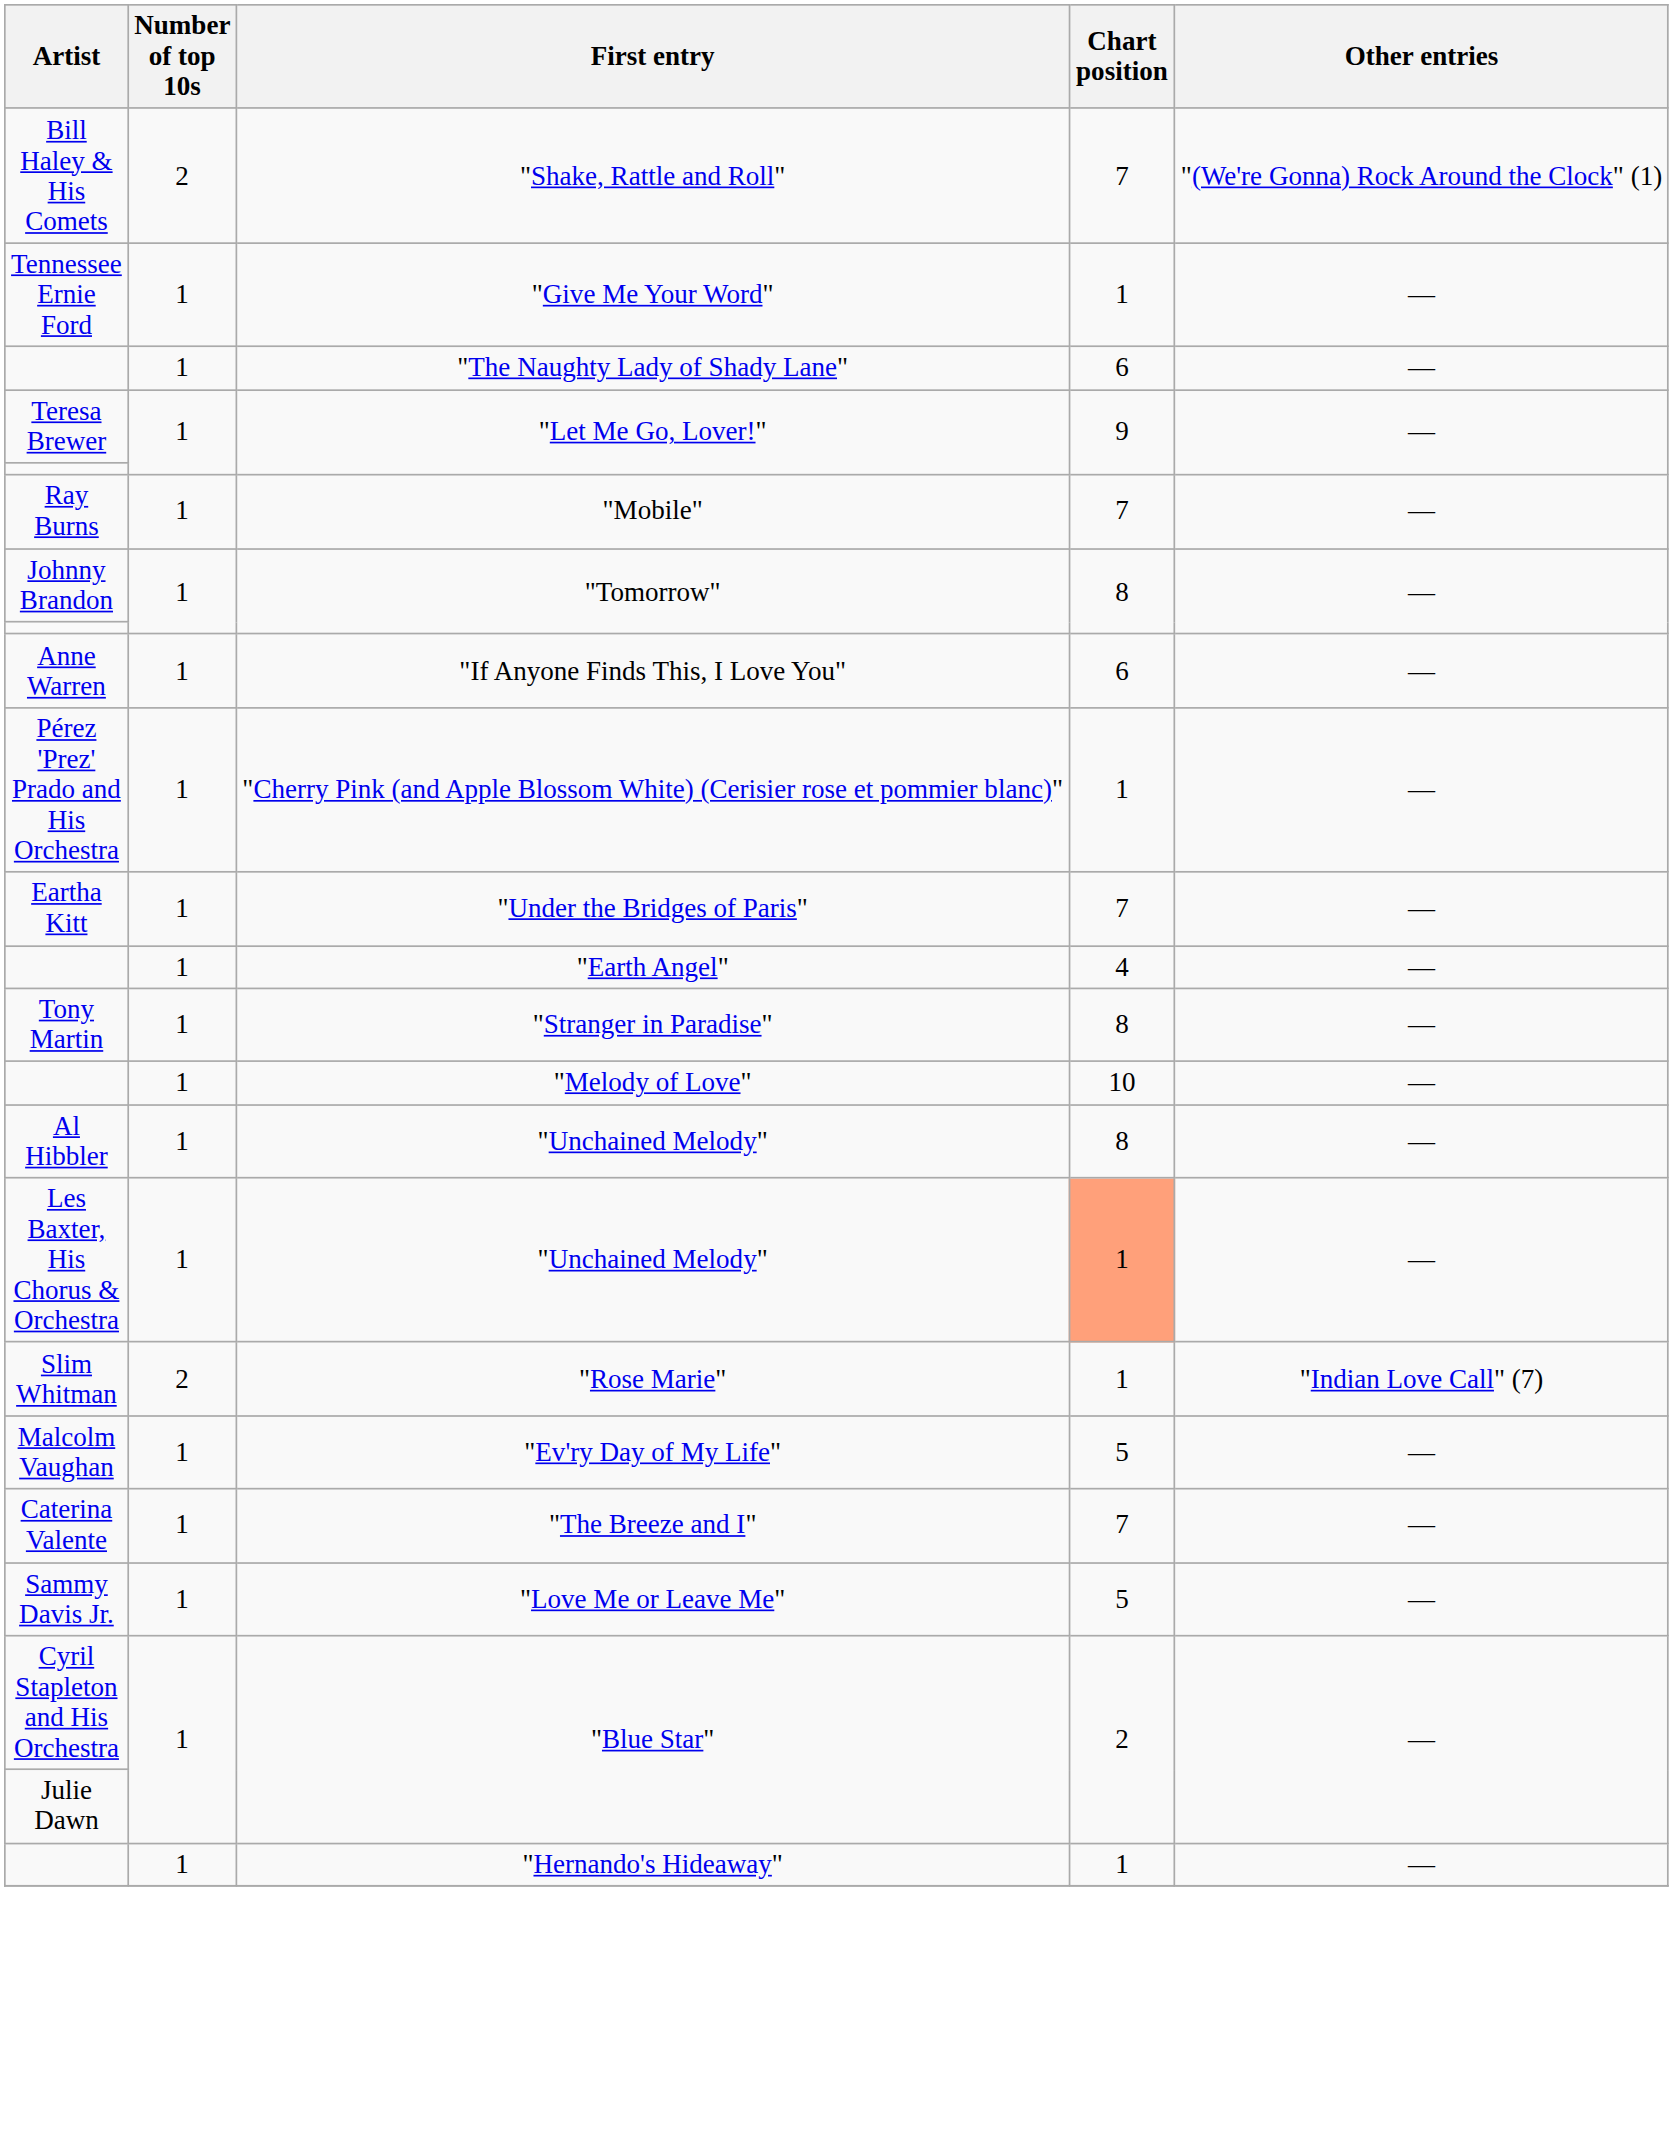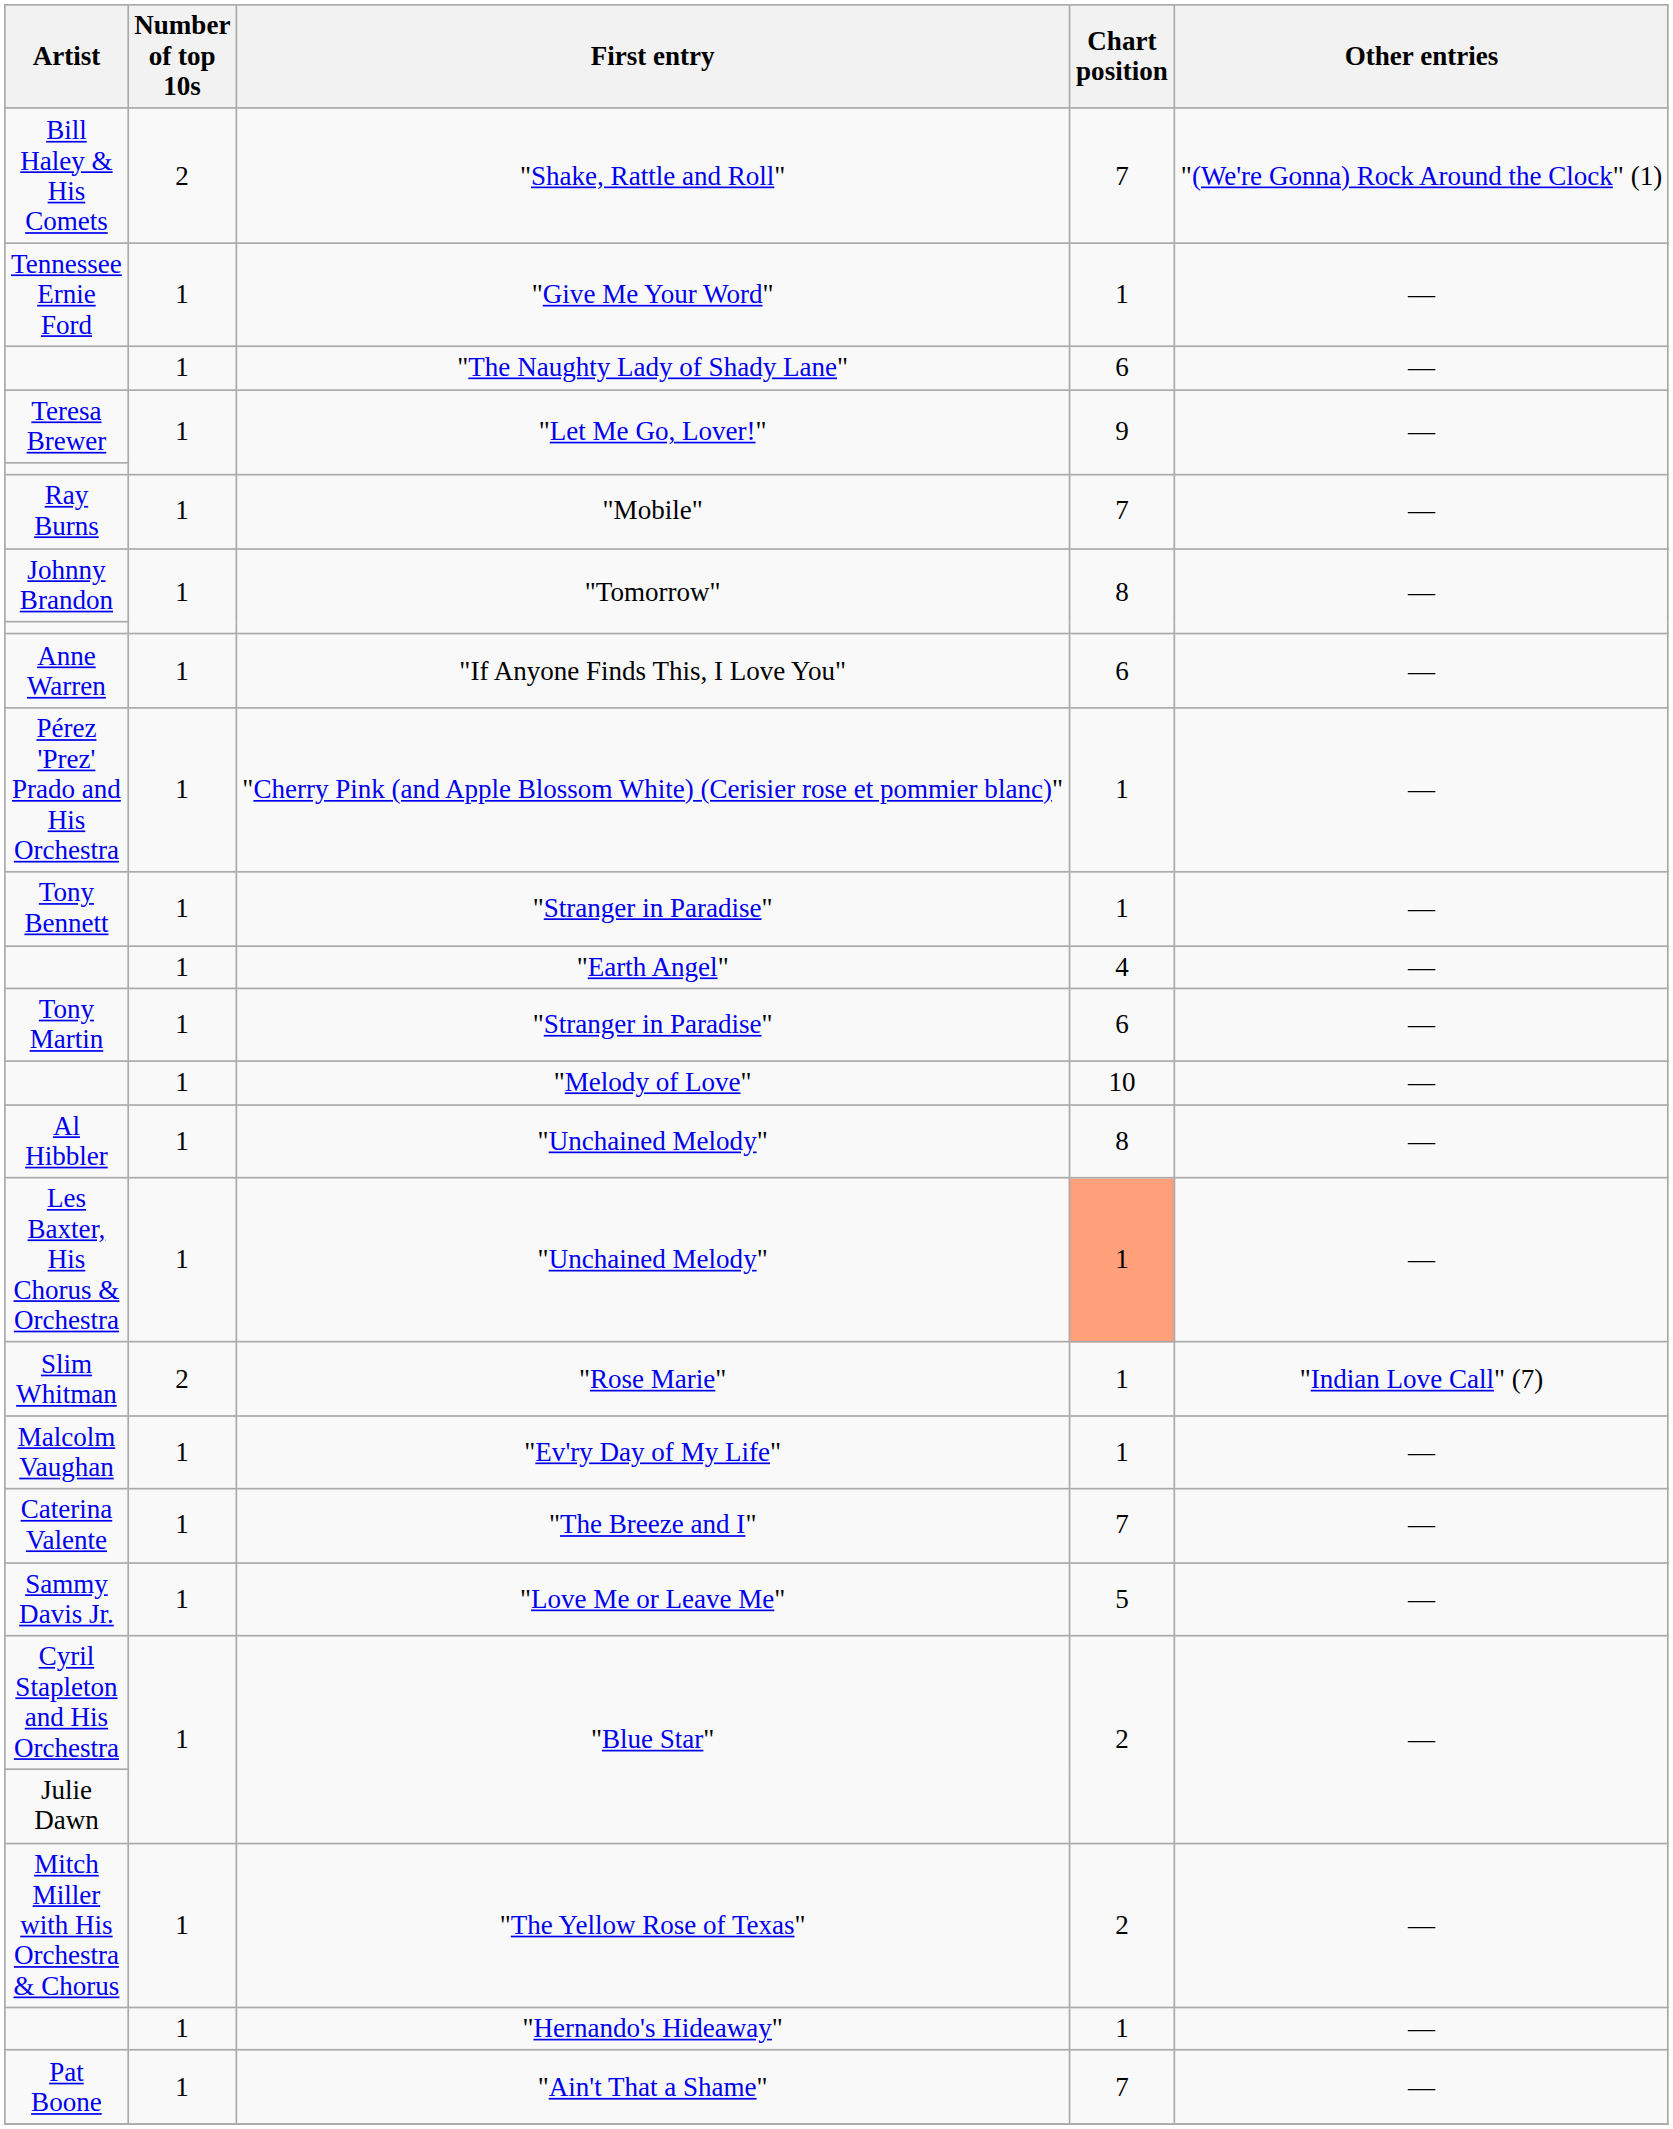+ row: (66, 908)
- row: (66, 908)
(1122, 1024) 8 -> (1122, 1024) 6
(1122, 1451) 5 -> (1122, 1451) 1
+ row: (66, 1924)
+ row: (66, 2086)
